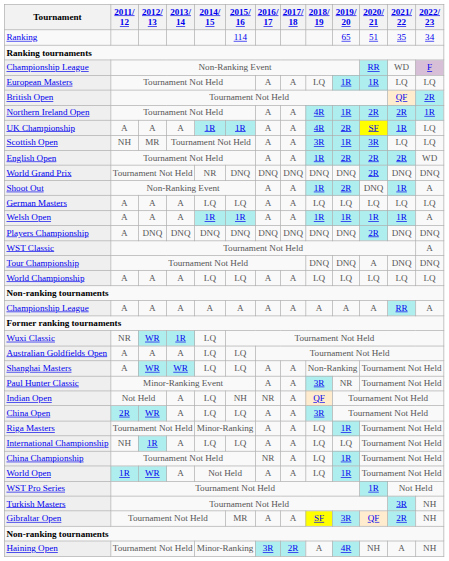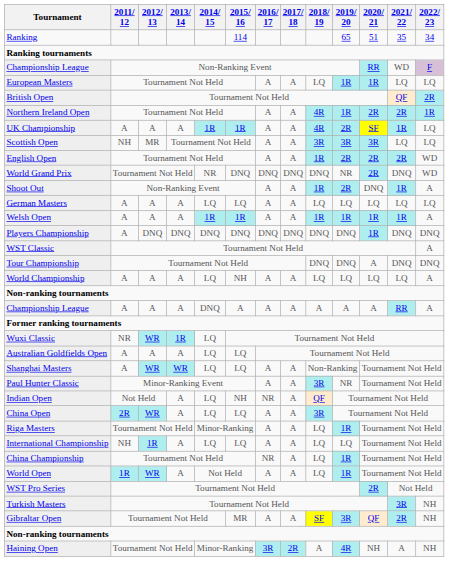(346, 142) 1R -> (346, 142) 3R
(346, 172) DNQ -> (346, 172) NR
(430, 172) DNQ -> (430, 172) WD
(374, 232) 2R -> (374, 232) 1R
(240, 277) LQ -> (240, 277) NH
(430, 277) LQ -> (430, 277) A
(210, 307) A -> (210, 307) DNQ
(374, 488) 1R -> (374, 488) 2R
